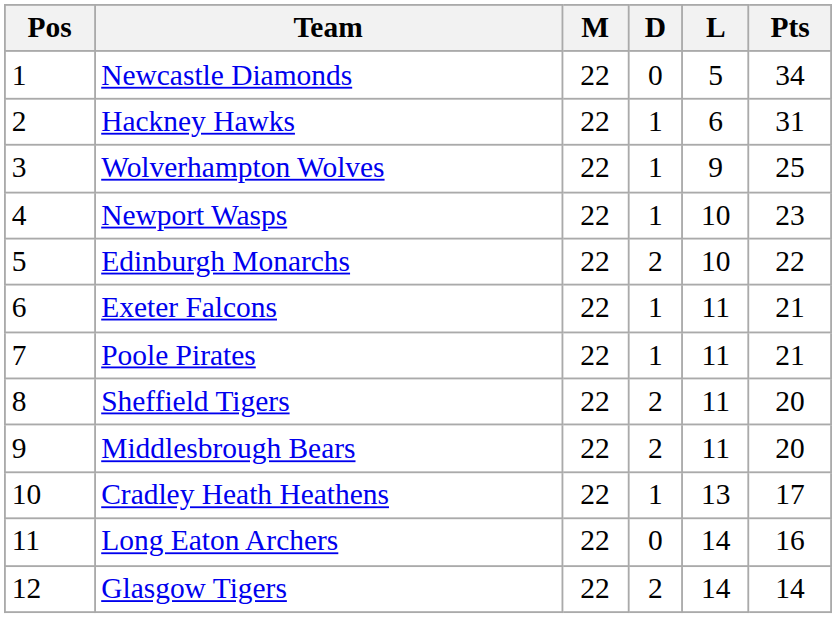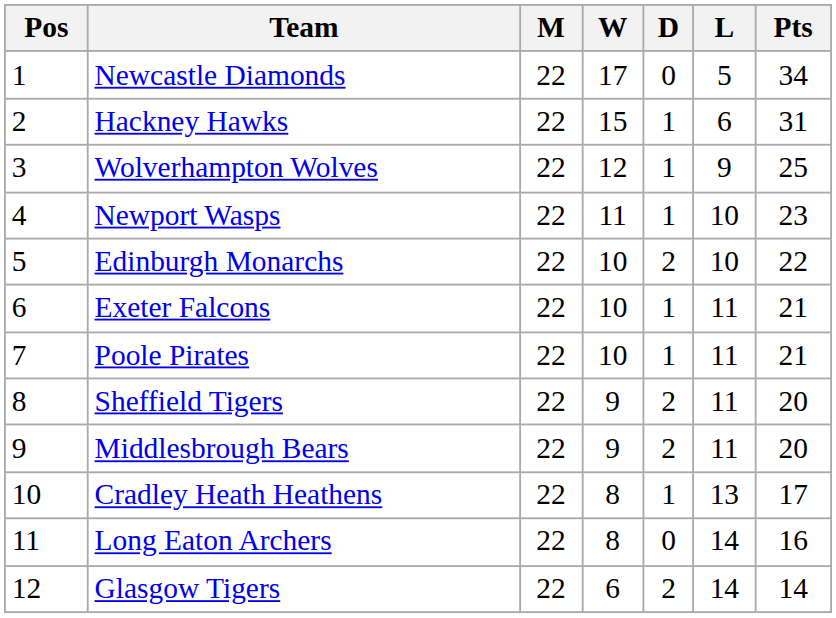+ column: (613, 27)
